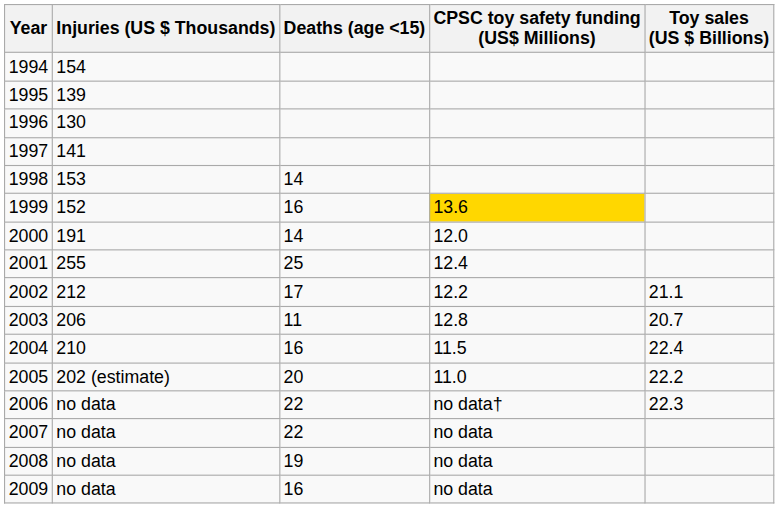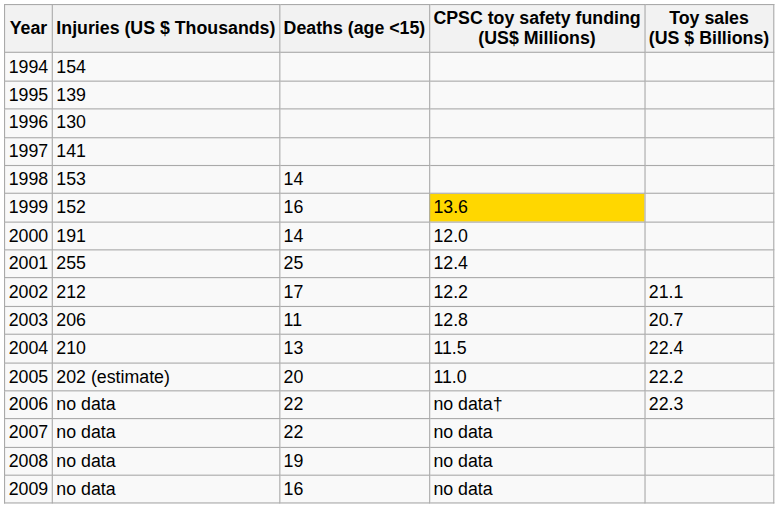(293, 348) 16 -> (293, 348) 13
